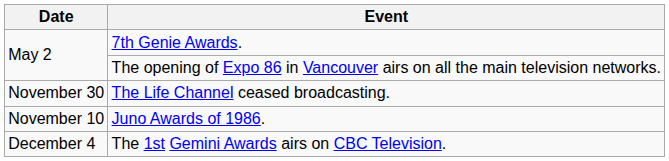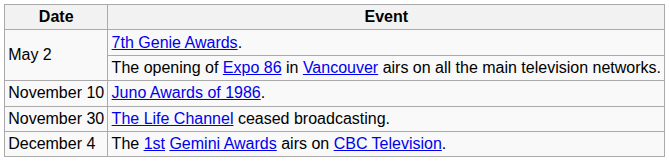rows swapped: (188, 118) <-> (251, 93)
